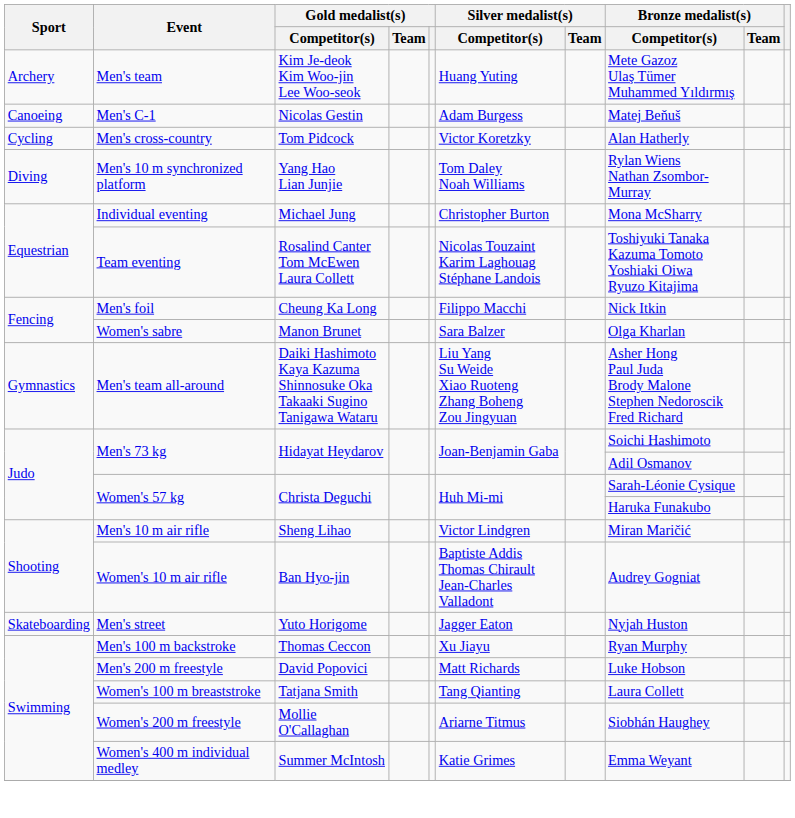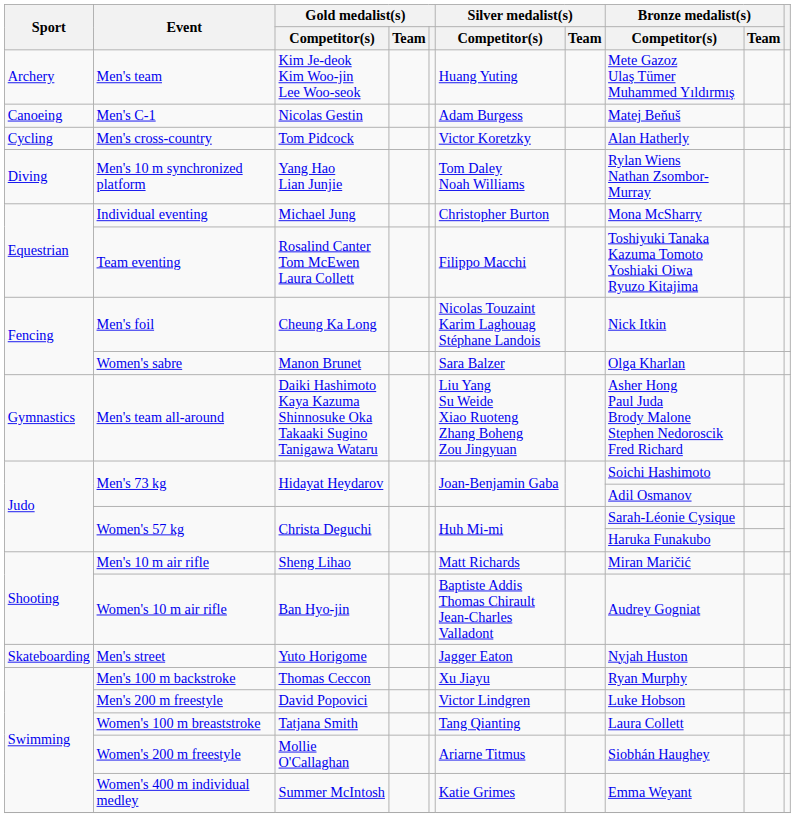(490, 261) Nicolas Touzaint Karim Laghouag Stéphane Landois -> (482, 261) Filippo Macchi
(482, 308) Filippo Macchi -> (490, 324) Nicolas Touzaint Karim Laghouag Stéphane Landois
(484, 530) Victor Lindgren -> (479, 562) Matt Richards
(479, 669) Matt Richards -> (484, 701) Victor Lindgren
